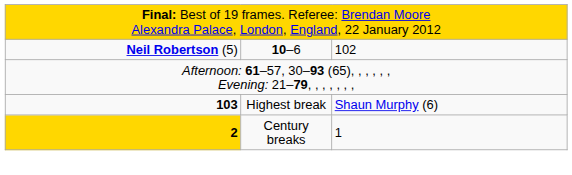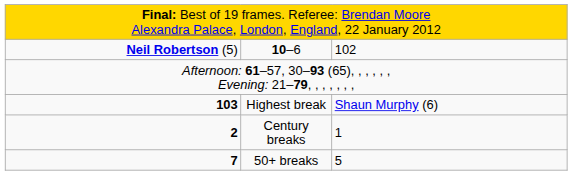(234, 133) gold background -> (234, 133) no background
+ row: (286, 160)
